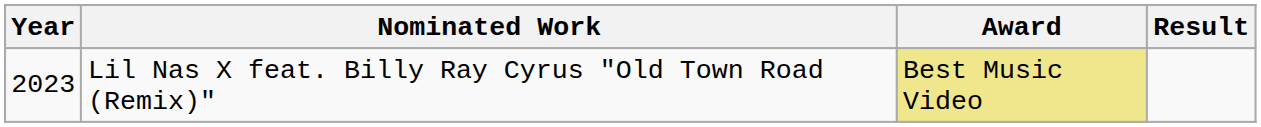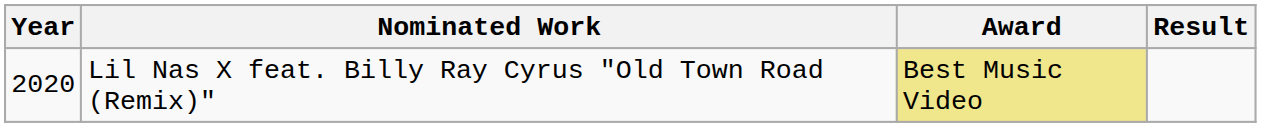(43, 86) 2023 -> (43, 86) 2020
